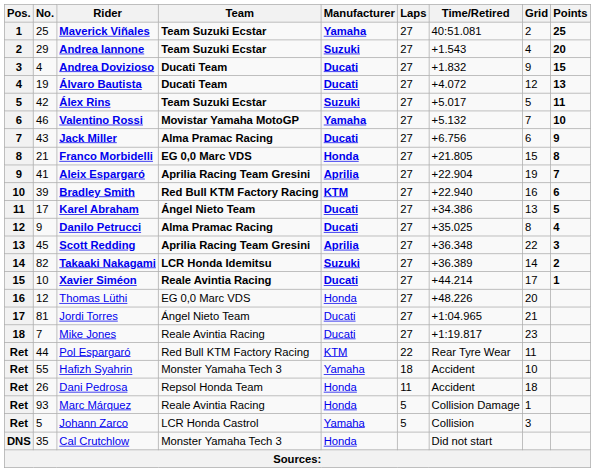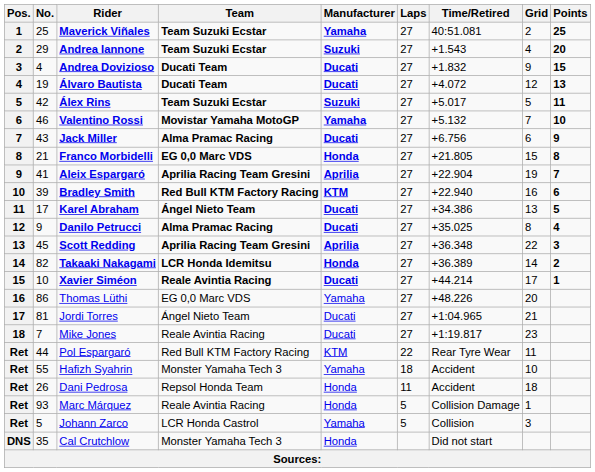(342, 263) Suzuki -> (341, 263) Honda
(42, 298) 12 -> (42, 298) 86
(340, 298) Honda -> (344, 298) Yamaha
